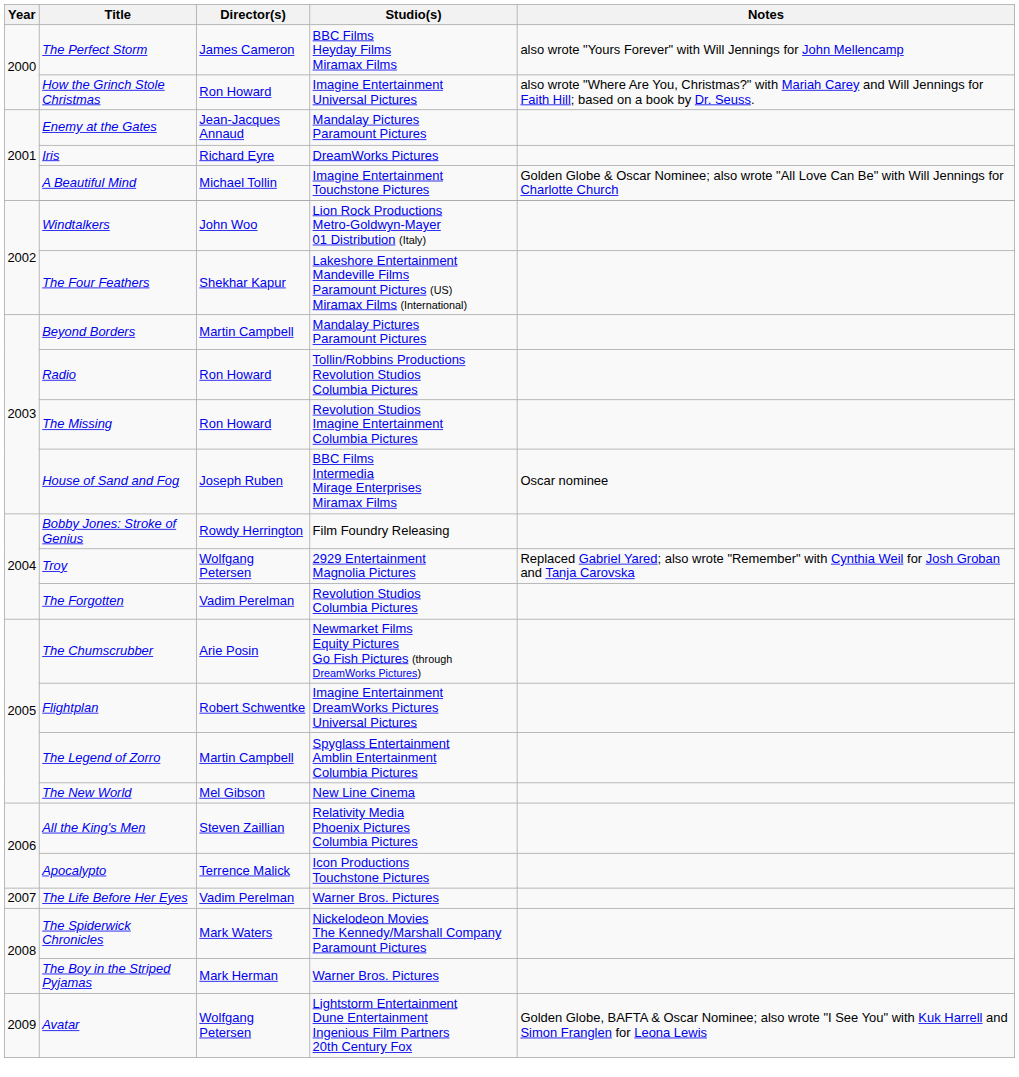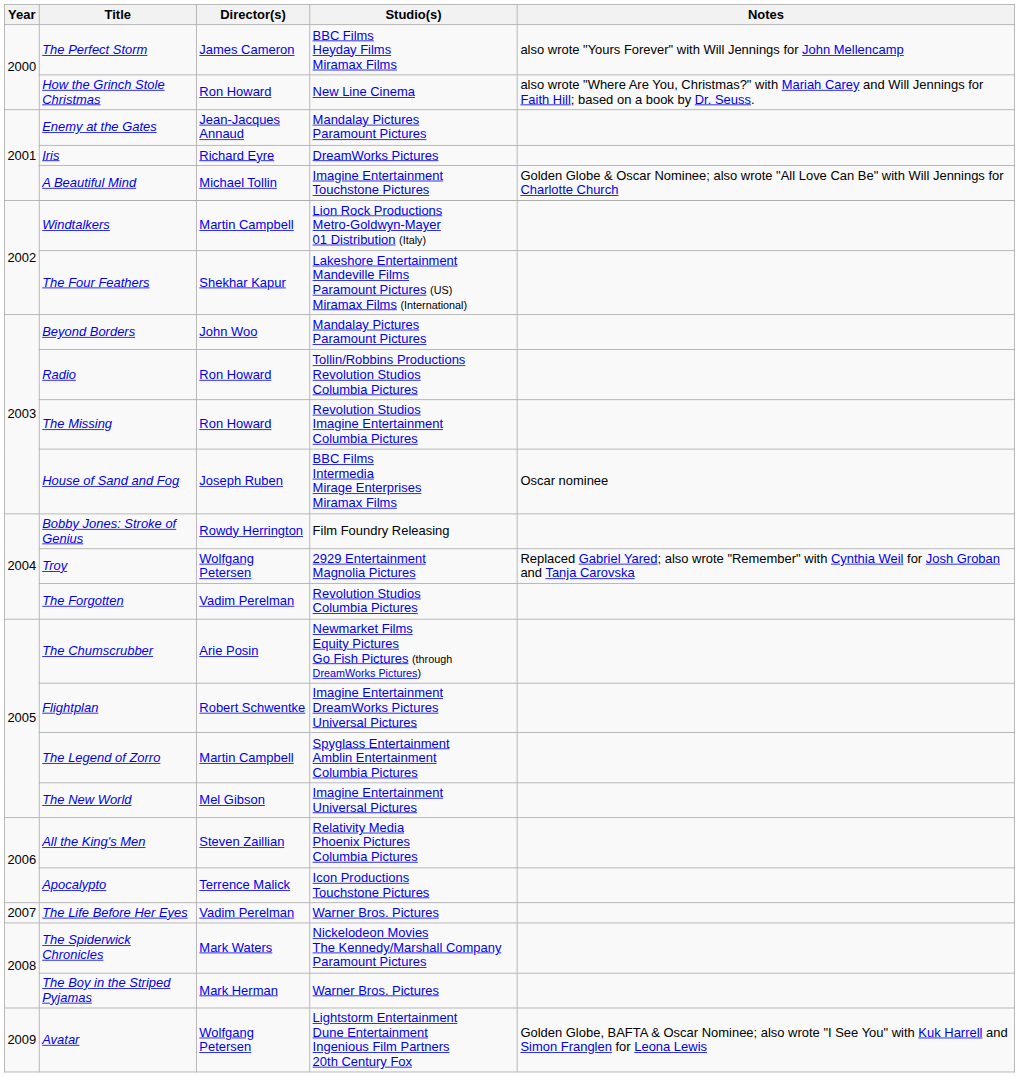(378, 92) Imagine Entertainment Universal Pictures -> (364, 92) New Line Cinema
(228, 225) John Woo -> (247, 225) Martin Campbell
(247, 332) Martin Campbell -> (228, 332) John Woo
(364, 792) New Line Cinema -> (378, 800) Imagine Entertainment Universal Pictures
